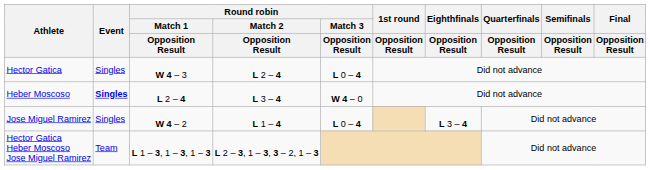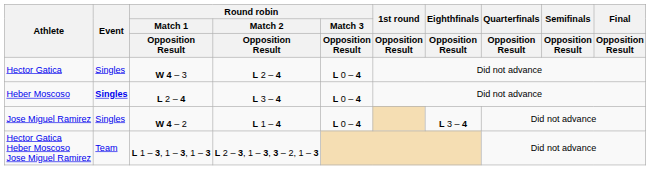(347, 99) W 4 – 0 -> (347, 99) L 0 – 4
